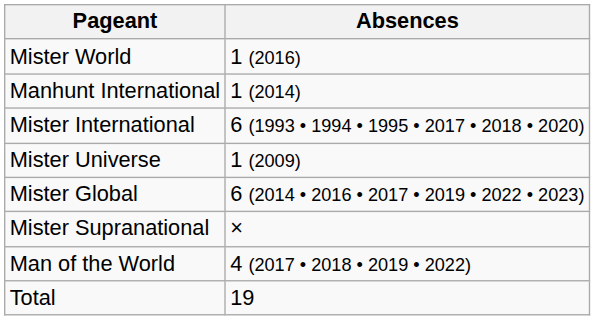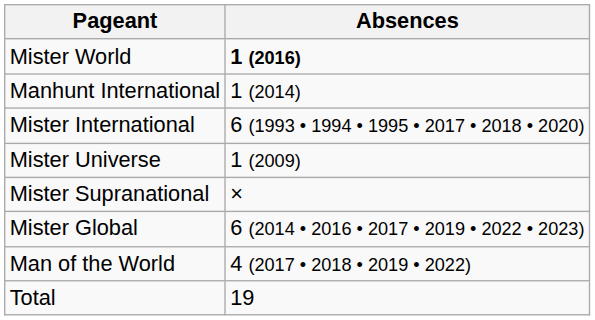(266, 56) normal -> (266, 56) bold
rows swapped: (74, 194) <-> (109, 228)
